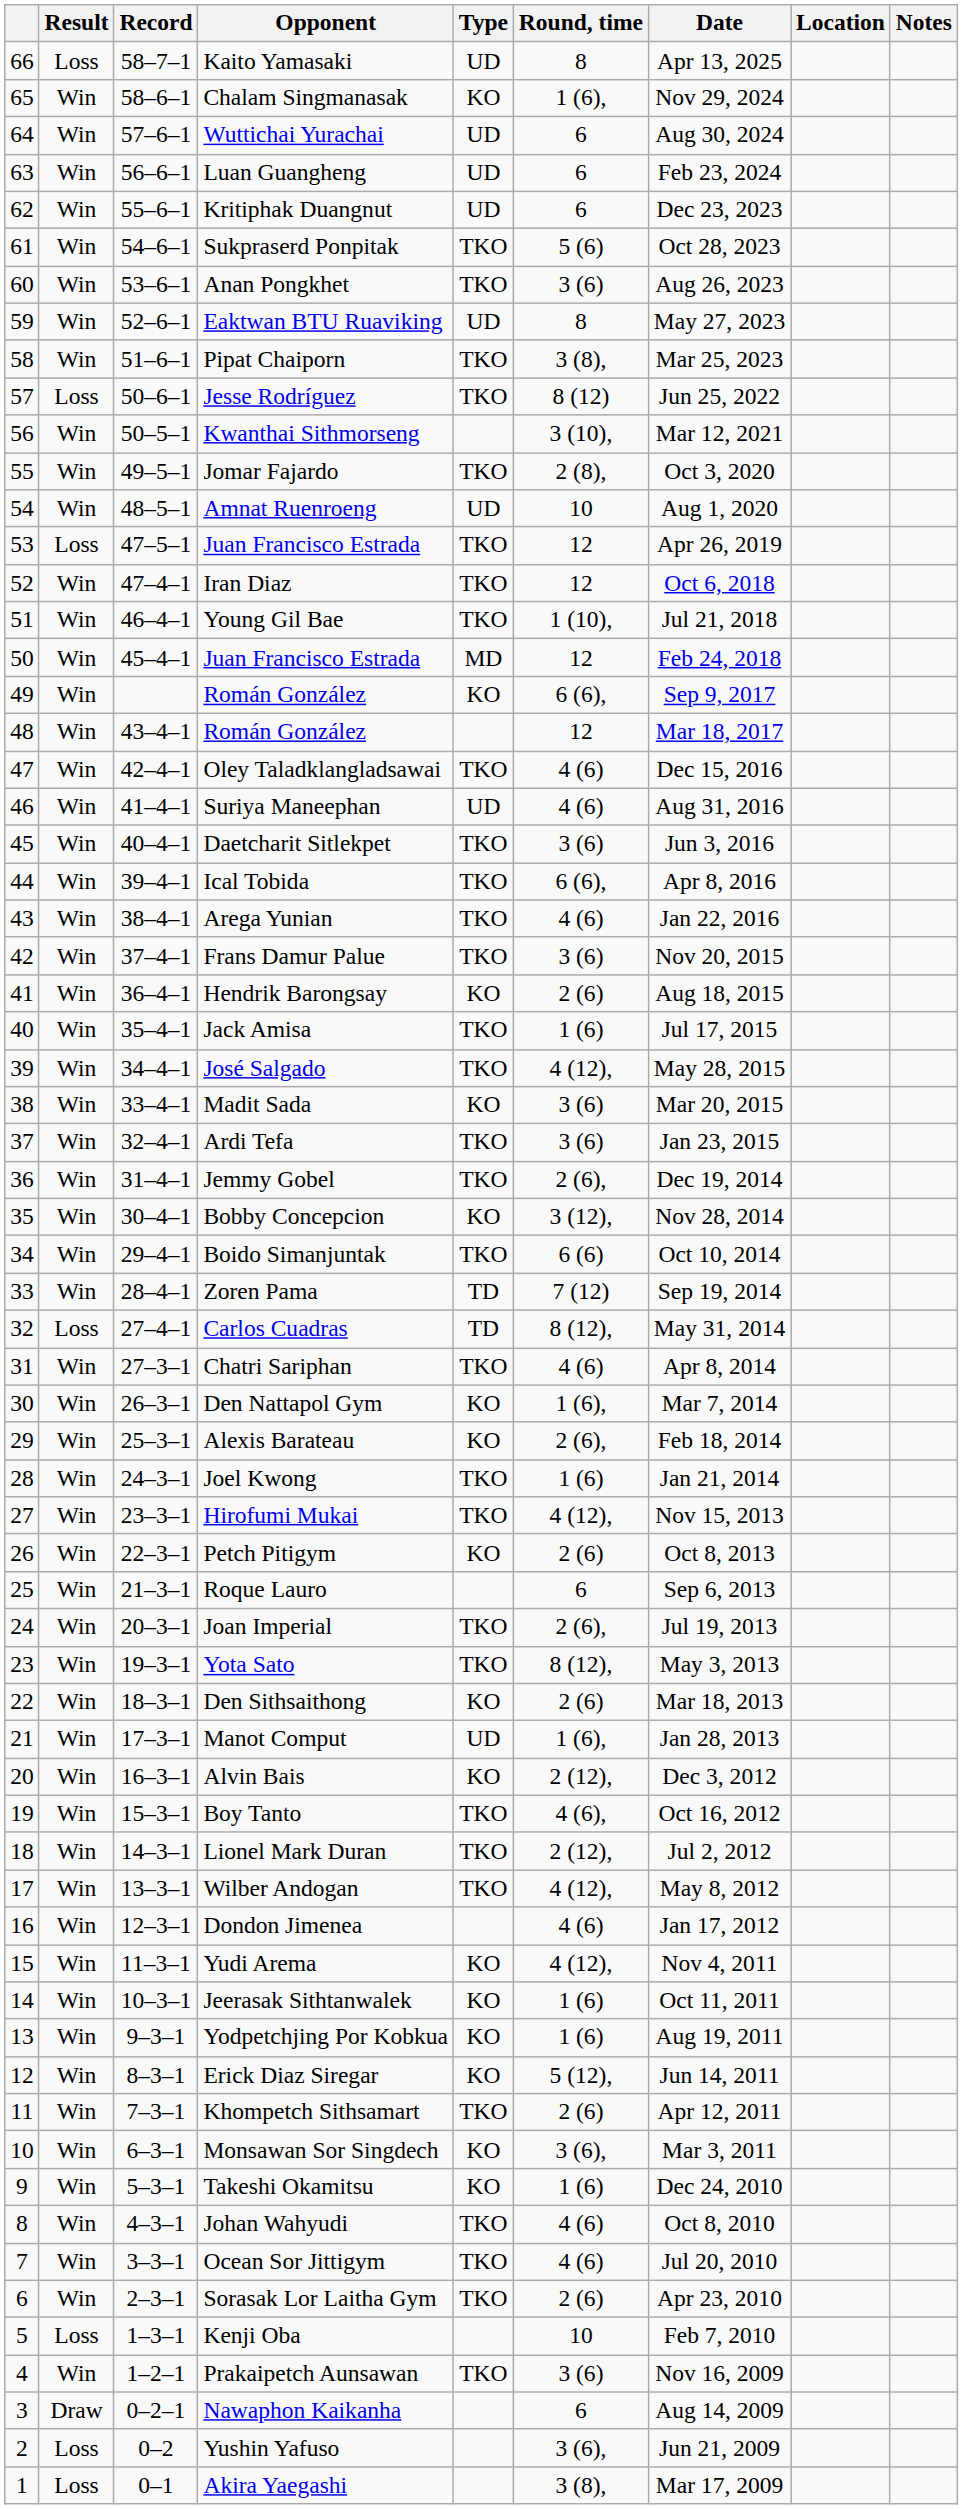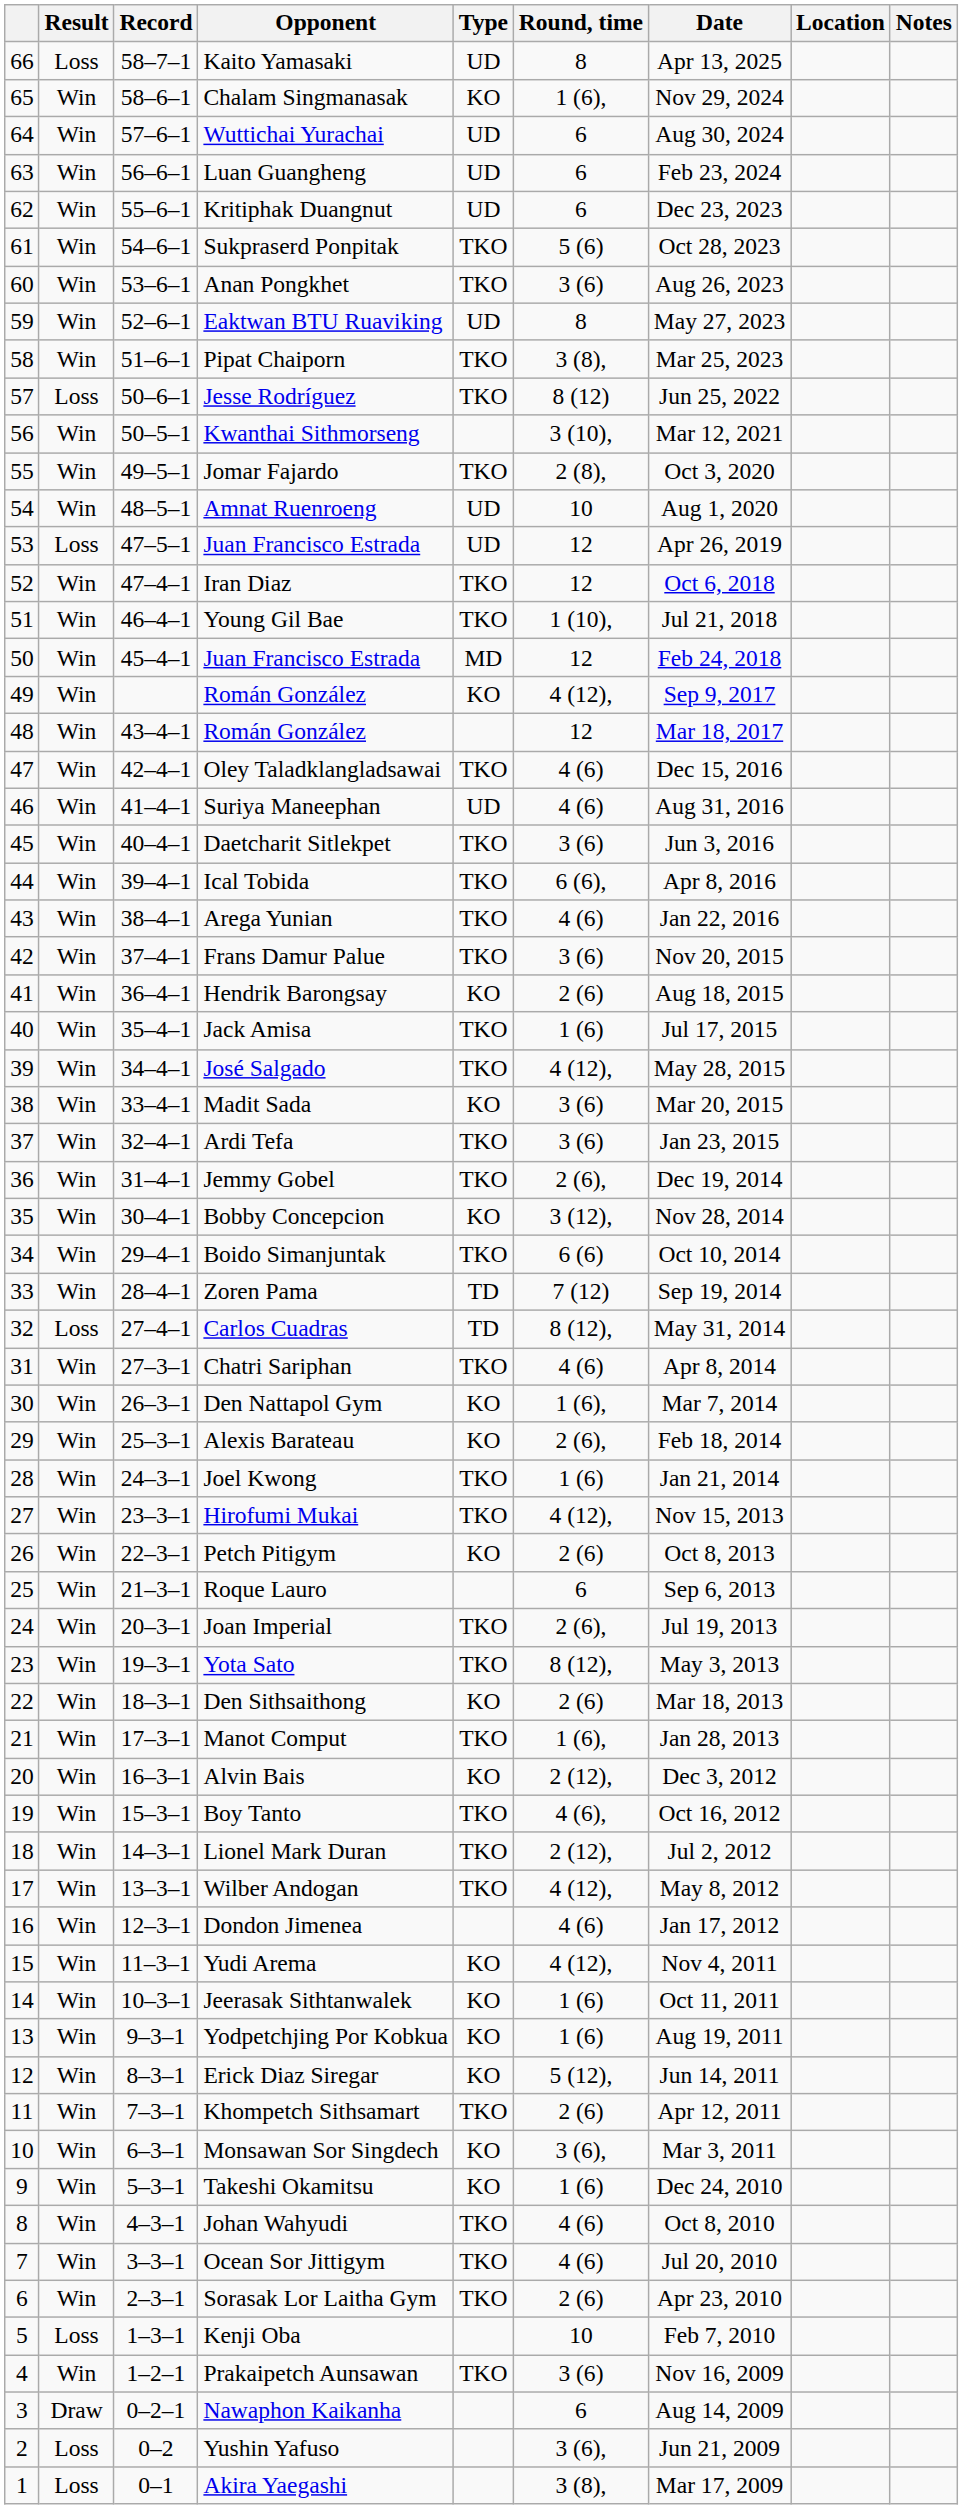(483, 545) TKO -> (483, 545) UD
(581, 694) 6 (6), -> (581, 694) 4 (12),
(483, 1739) UD -> (483, 1739) TKO
